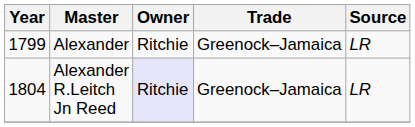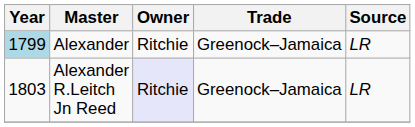(27, 44) no background -> (27, 44) lightblue background
(27, 90) 1804 -> (27, 90) 1803
